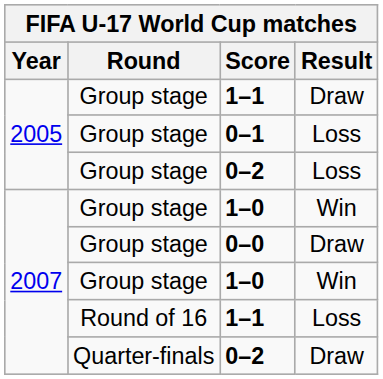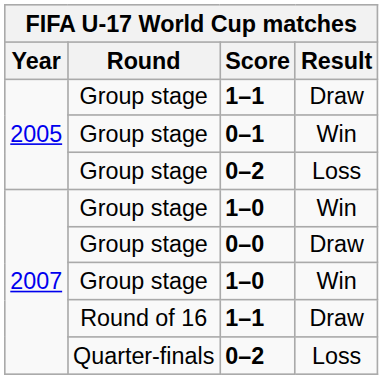(337, 134) Loss -> (337, 134) Win
(337, 318) Loss -> (337, 318) Draw
(337, 355) Draw -> (337, 355) Loss
